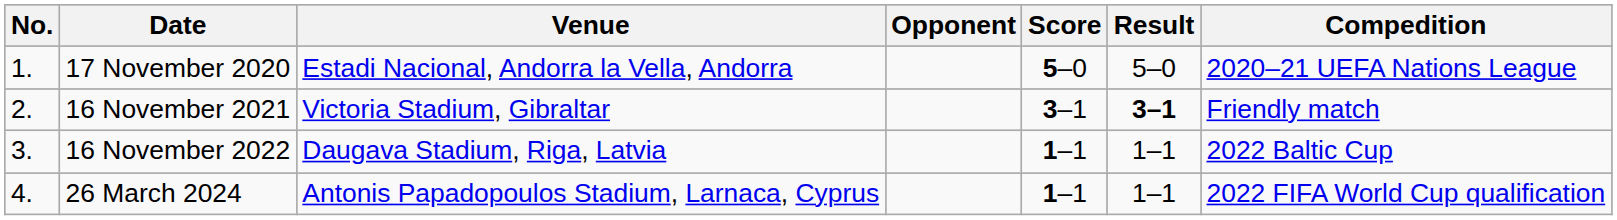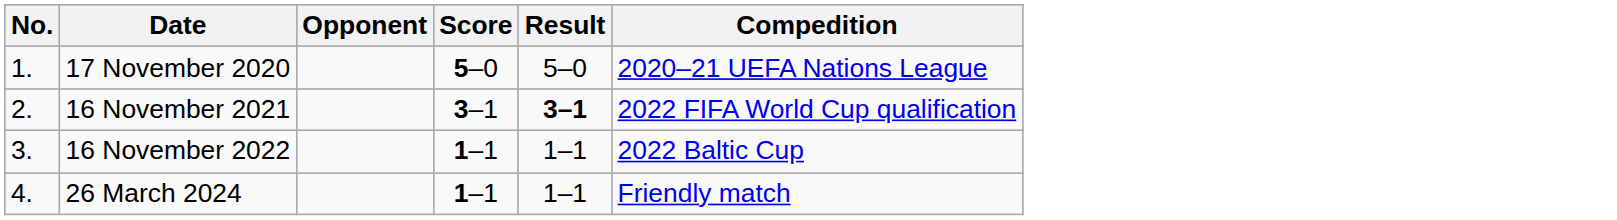- column: (591, 25)
(1293, 109) Friendly match -> (817, 109) 2022 FIFA World Cup qualification
(1406, 192) 2022 FIFA World Cup qualification -> (704, 192) Friendly match
